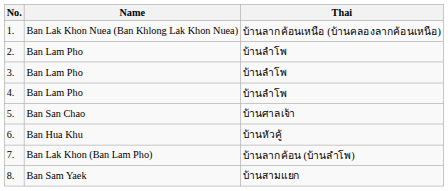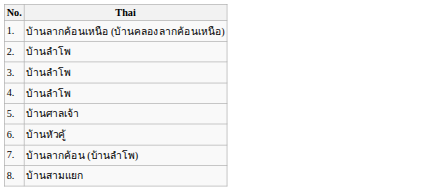- column: (132, 12)
